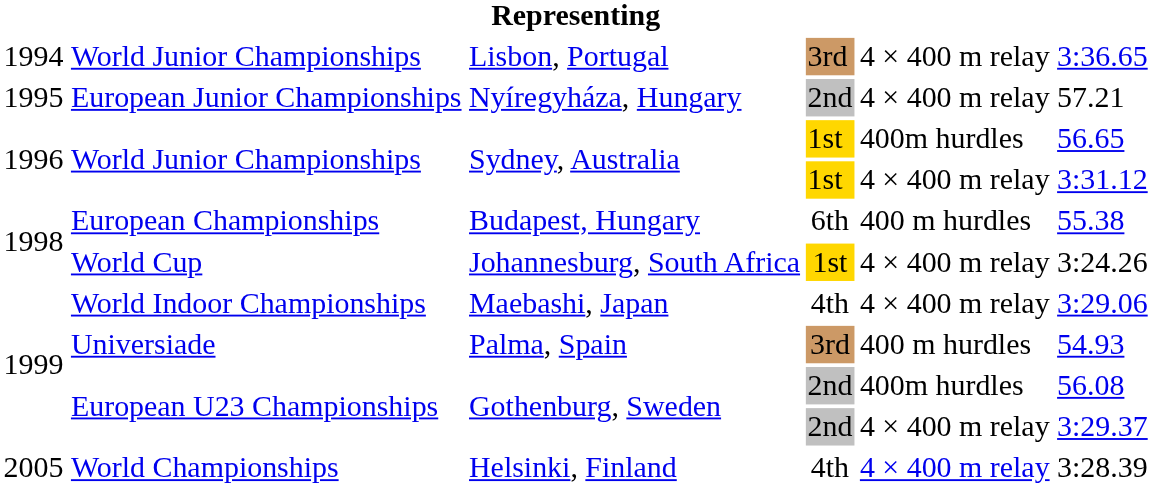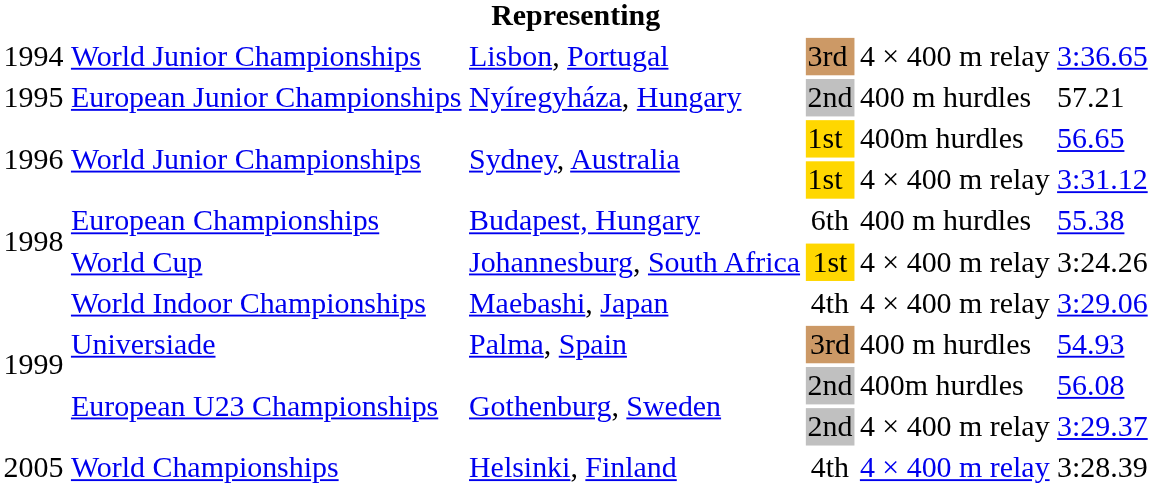(955, 97) 4 × 400 m relay -> (945, 97) 400 m hurdles
